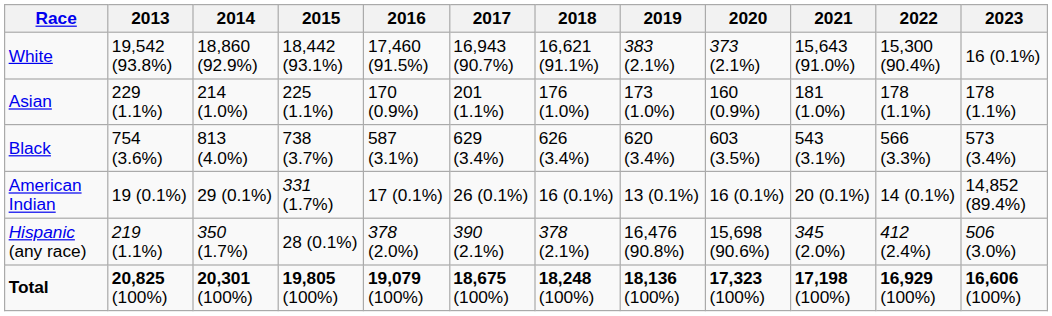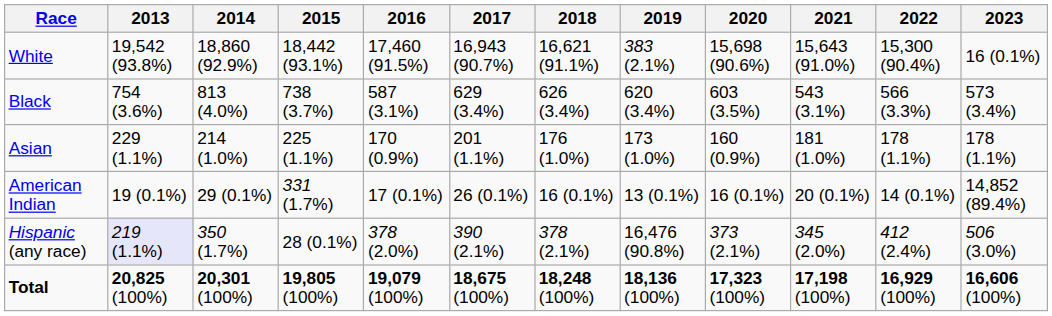(735, 56) 373 (2.1%) -> (740, 56) 15,698 (90.6%)
rows swapped: (30, 149) <-> (30, 102)
(137, 242) no background -> (137, 242) lavender background
(740, 242) 15,698 (90.6%) -> (735, 242) 373 (2.1%)
